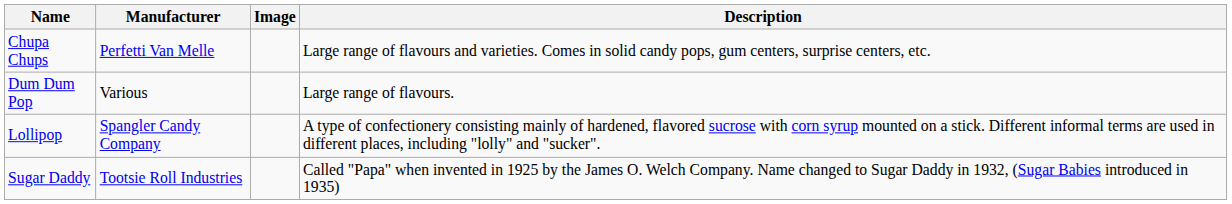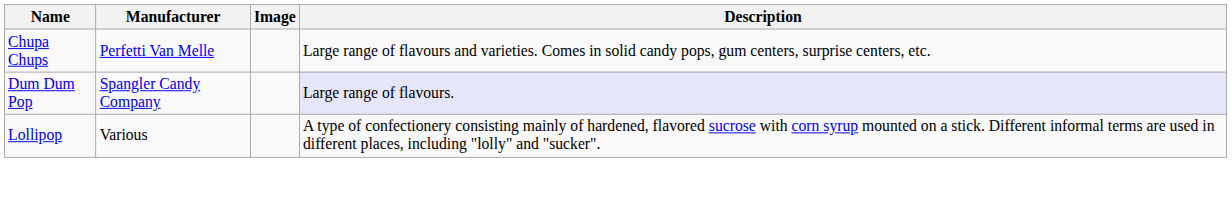(124, 93) Various -> (150, 93) Spangler Candy Company
(379, 93) no background -> (379, 93) lavender background
(150, 135) Spangler Candy Company -> (124, 135) Various
- row: (49, 178)
